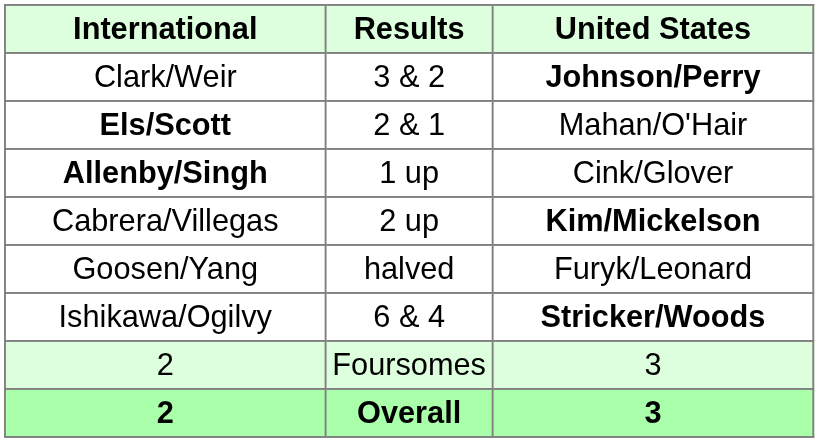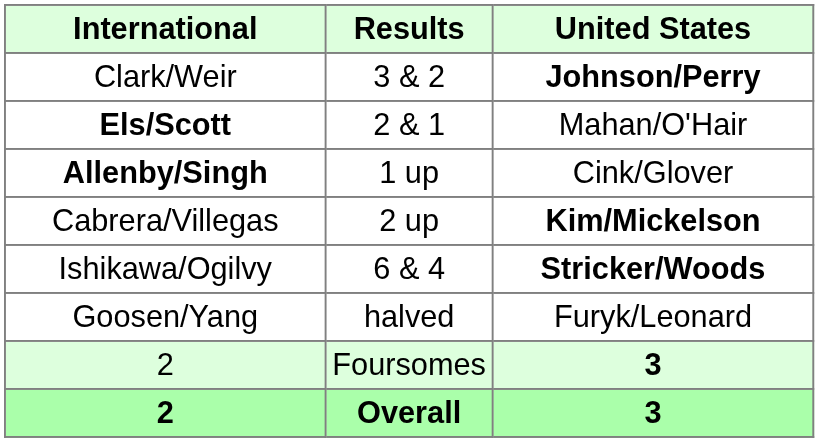rows swapped: (165, 316) <-> (165, 268)
(653, 364) normal -> (653, 364) bold
